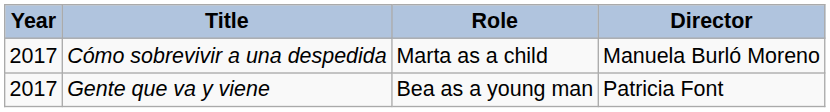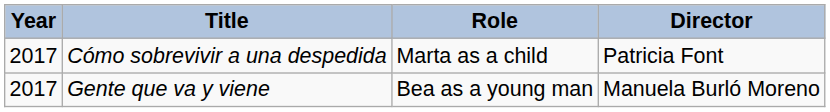(711, 55) Manuela Burló Moreno -> (663, 55) Patricia Font
(663, 89) Patricia Font -> (711, 89) Manuela Burló Moreno
